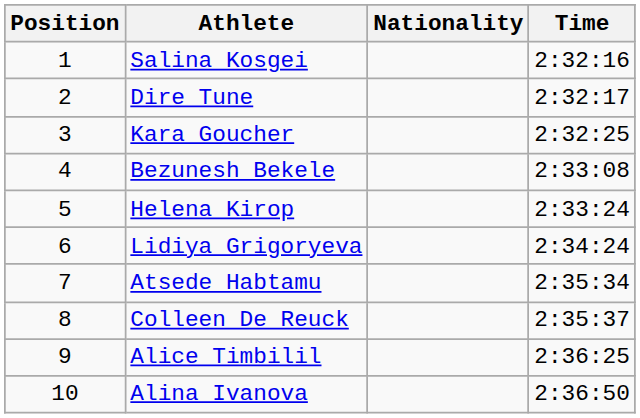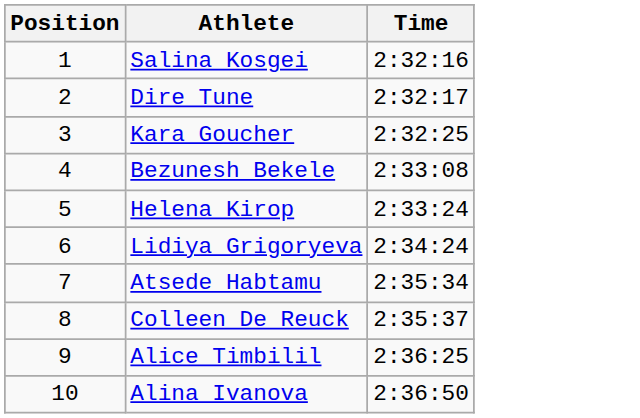- column: (448, 23)
